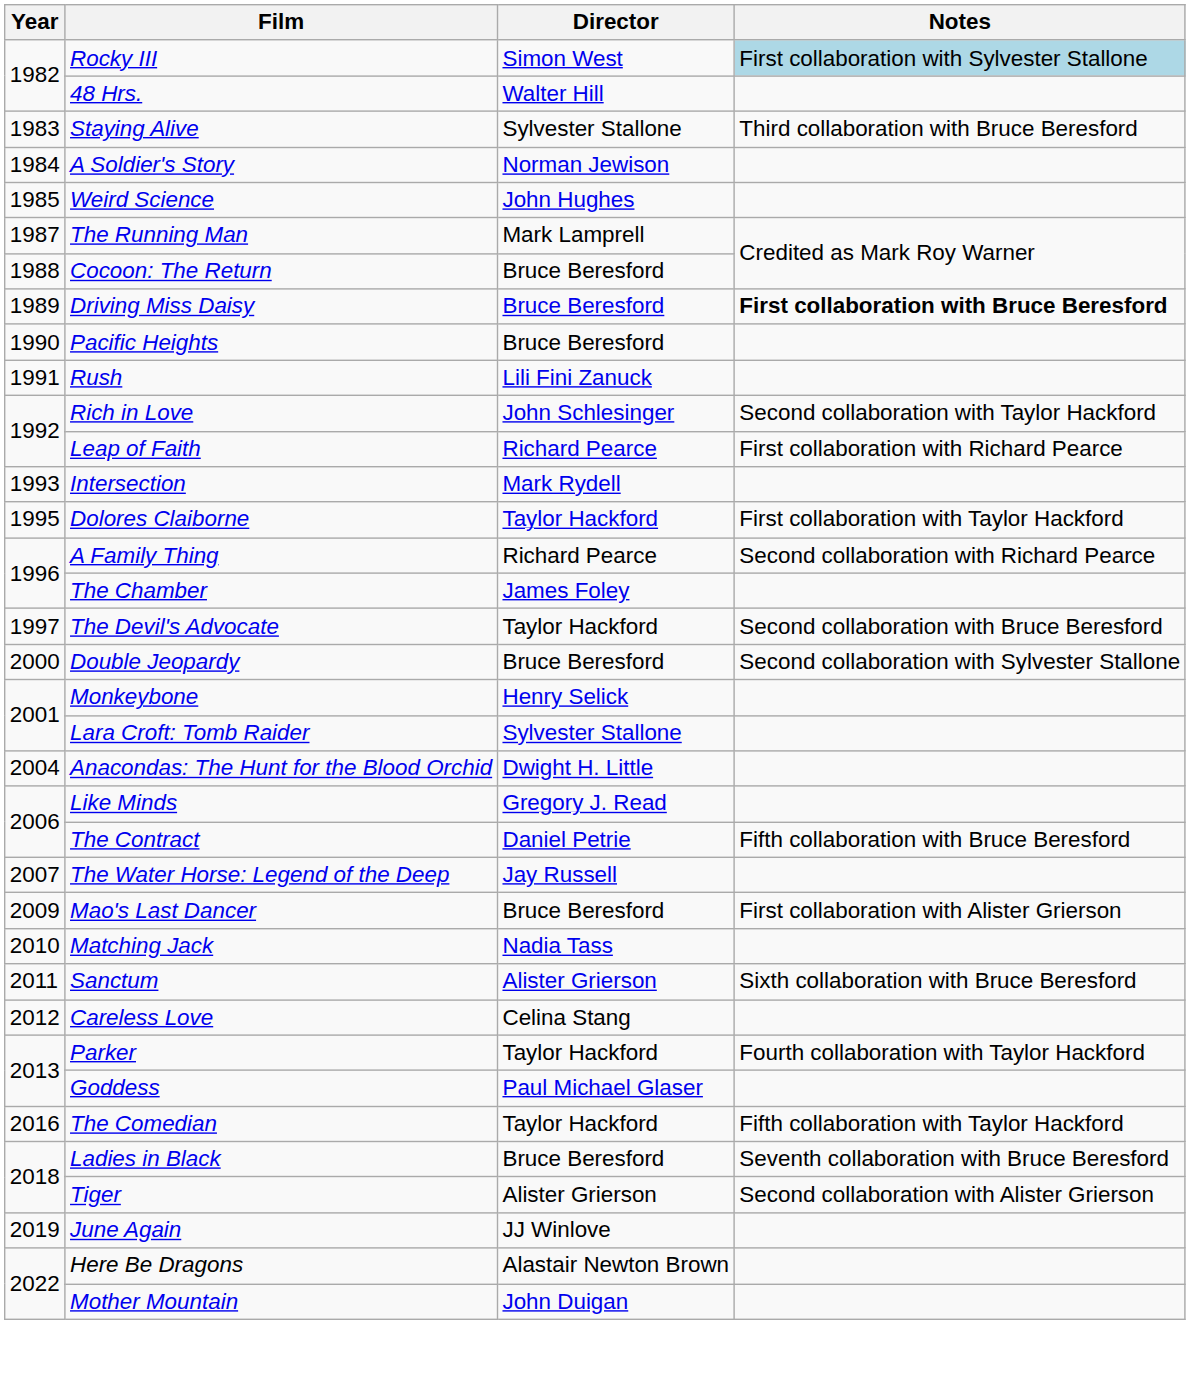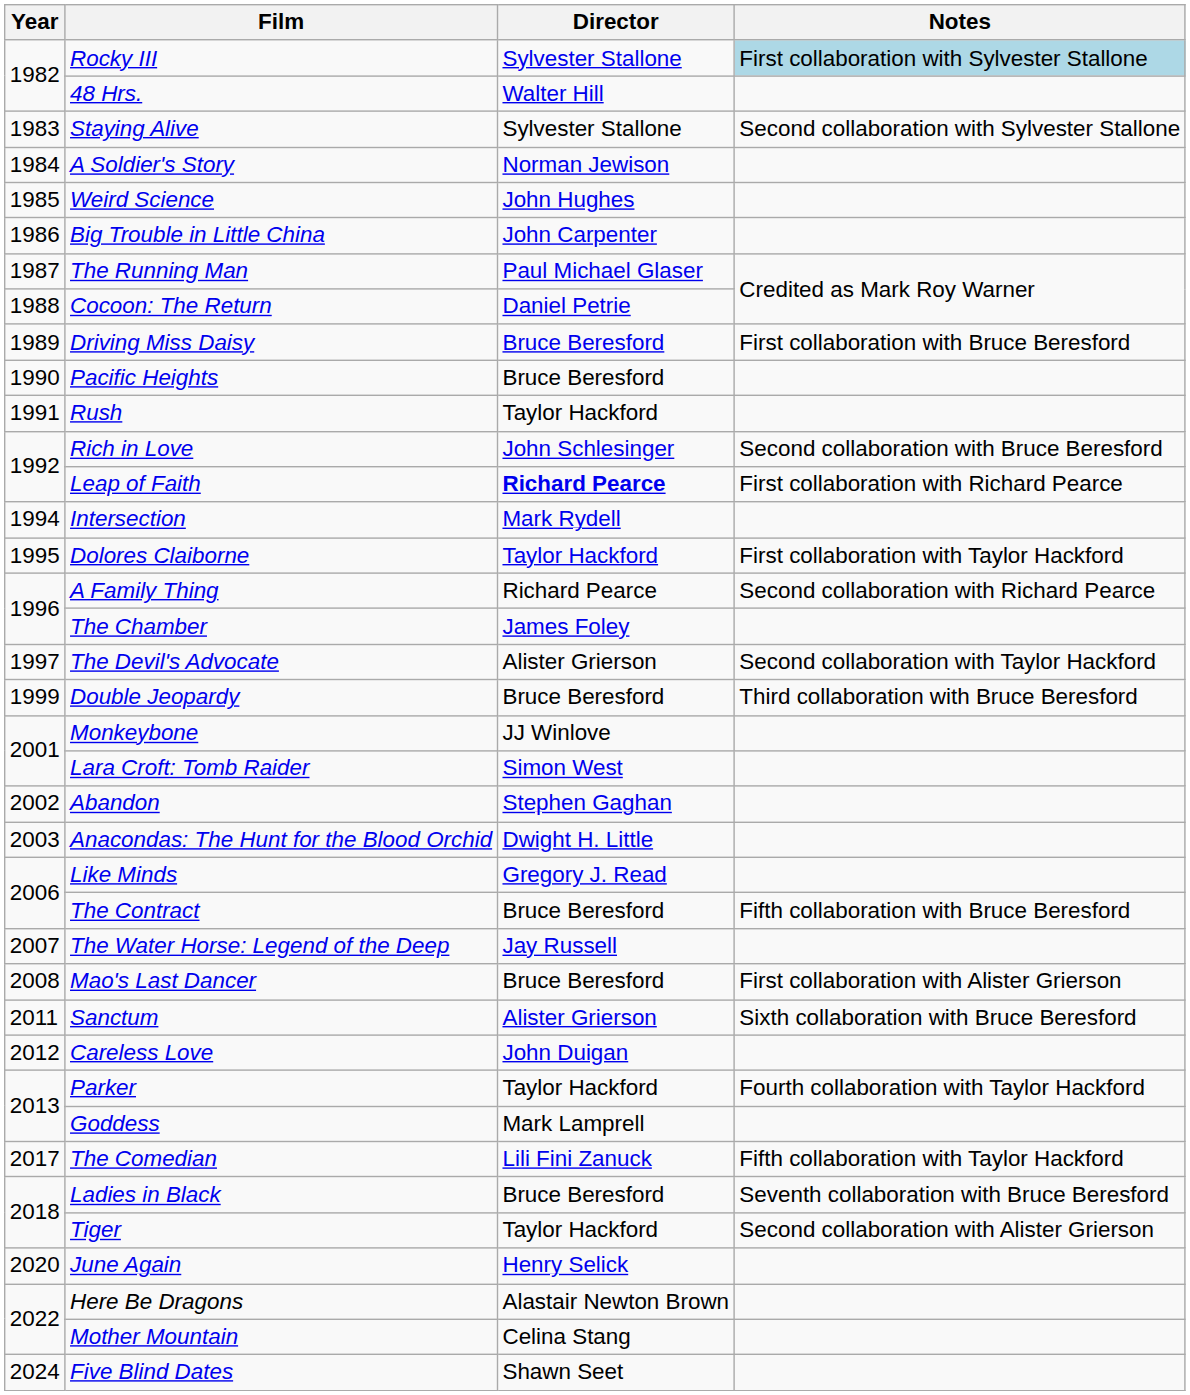(563, 57) Simon West -> (592, 57) Sylvester Stallone
(939, 128) Third collaboration with Bruce Beresford -> (960, 128) Second collaboration with Sylvester Stallone
+ row: (197, 235)
(573, 235) Mark Lamprell -> (603, 270) Paul Michael Glaser
(583, 270) Bruce Beresford -> (567, 306) Daniel Petrie
(953, 306) bold -> (935, 341) normal
(577, 377) Lili Fini Zanuck -> (580, 413) Taylor Hackford
(948, 413) Second collaboration with Taylor Hackford -> (951, 448) Second collaboration with Bruce Beresford
(580, 448) normal -> (584, 484) bold
(35, 484) 1993 -> (35, 519) 1994
(580, 626) Taylor Hackford -> (580, 661) Alister Grierson
(951, 626) Second collaboration with Bruce Beresford -> (948, 661) Second collaboration with Taylor Hackford
(35, 661) 2000 -> (35, 697) 1999
(960, 661) Second collaboration with Sylvester Stallone -> (939, 697) Third collaboration with Bruce Beresford
(565, 697) Henry Selick -> (557, 732) JJ Winlove
(592, 732) Sylvester Stallone -> (563, 768) Simon West
+ row: (115, 803)
(35, 768) 2004 -> (35, 839) 2003
(567, 839) Daniel Petrie -> (583, 910) Bruce Beresford
(35, 910) 2009 -> (35, 981) 2008
- row: (142, 945)
(567, 1016) Celina Stang -> (565, 1052) John Duigan
(603, 1088) Paul Michael Glaser -> (573, 1123) Mark Lamprell
(35, 1123) 2016 -> (35, 1159) 2017
(580, 1123) Taylor Hackford -> (577, 1159) Lili Fini Zanuck
(580, 1194) Alister Grierson -> (580, 1230) Taylor Hackford
(35, 1230) 2019 -> (35, 1265) 2020
(557, 1230) JJ Winlove -> (565, 1265) Henry Selick
(565, 1301) John Duigan -> (567, 1336) Celina Stang
+ row: (152, 1372)
